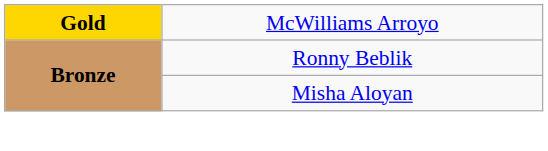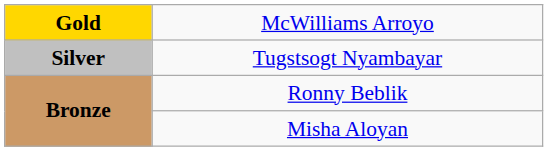+ row: (347, 57)
